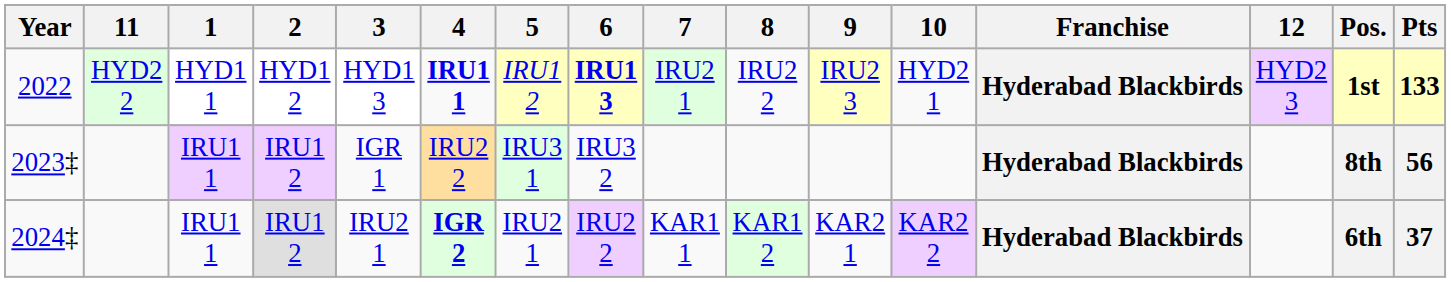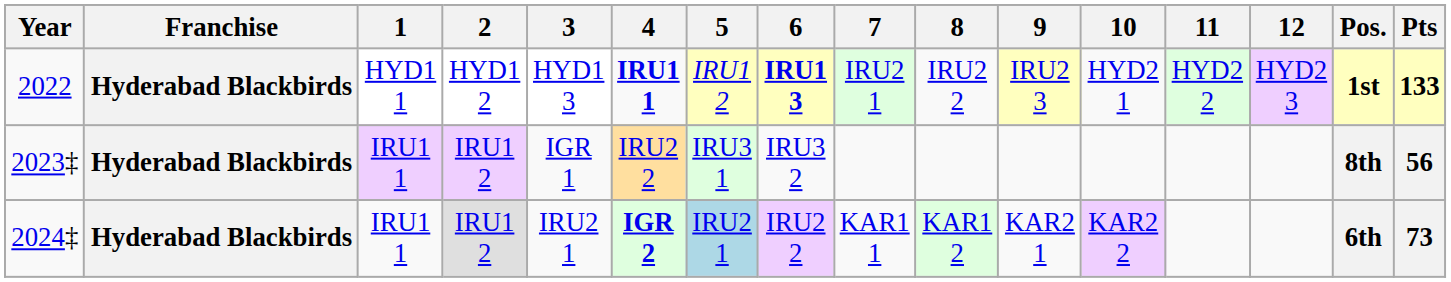columns swapped: (1112, 26) <-> (127, 26)
(532, 237) no background -> (722, 237) lightblue background
(1419, 237) 37 -> (1419, 237) 73
